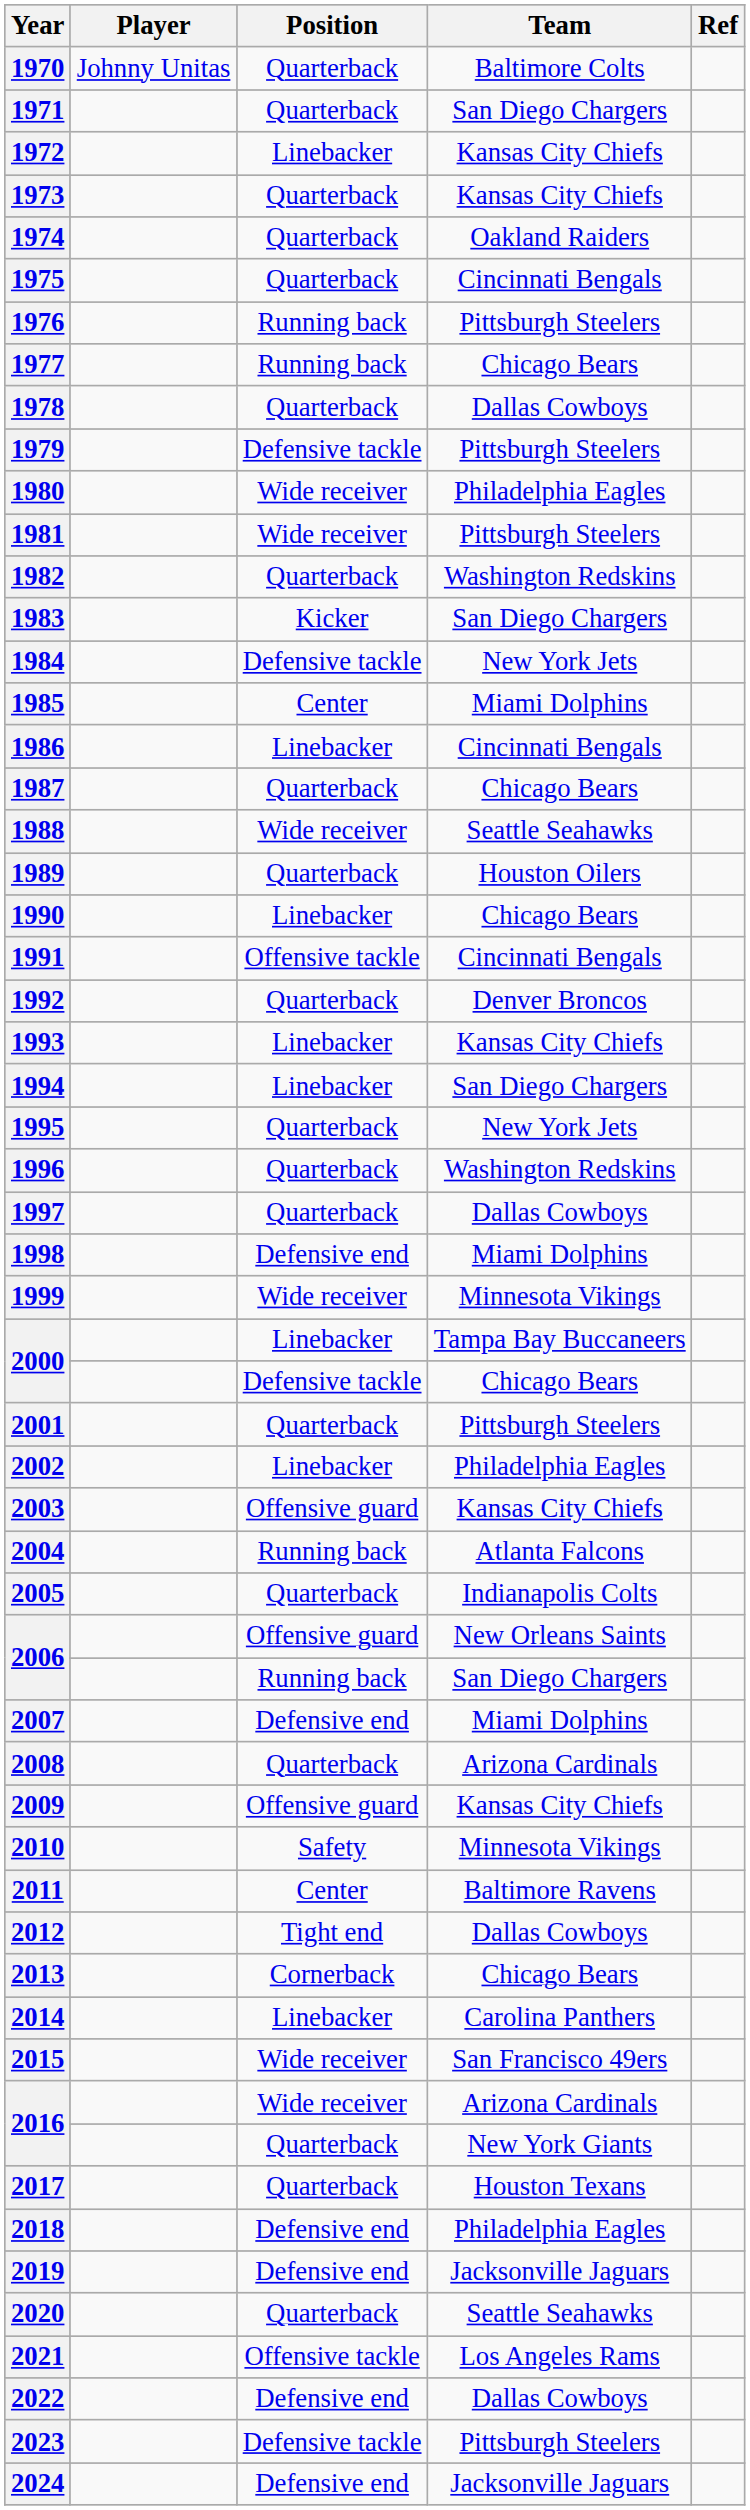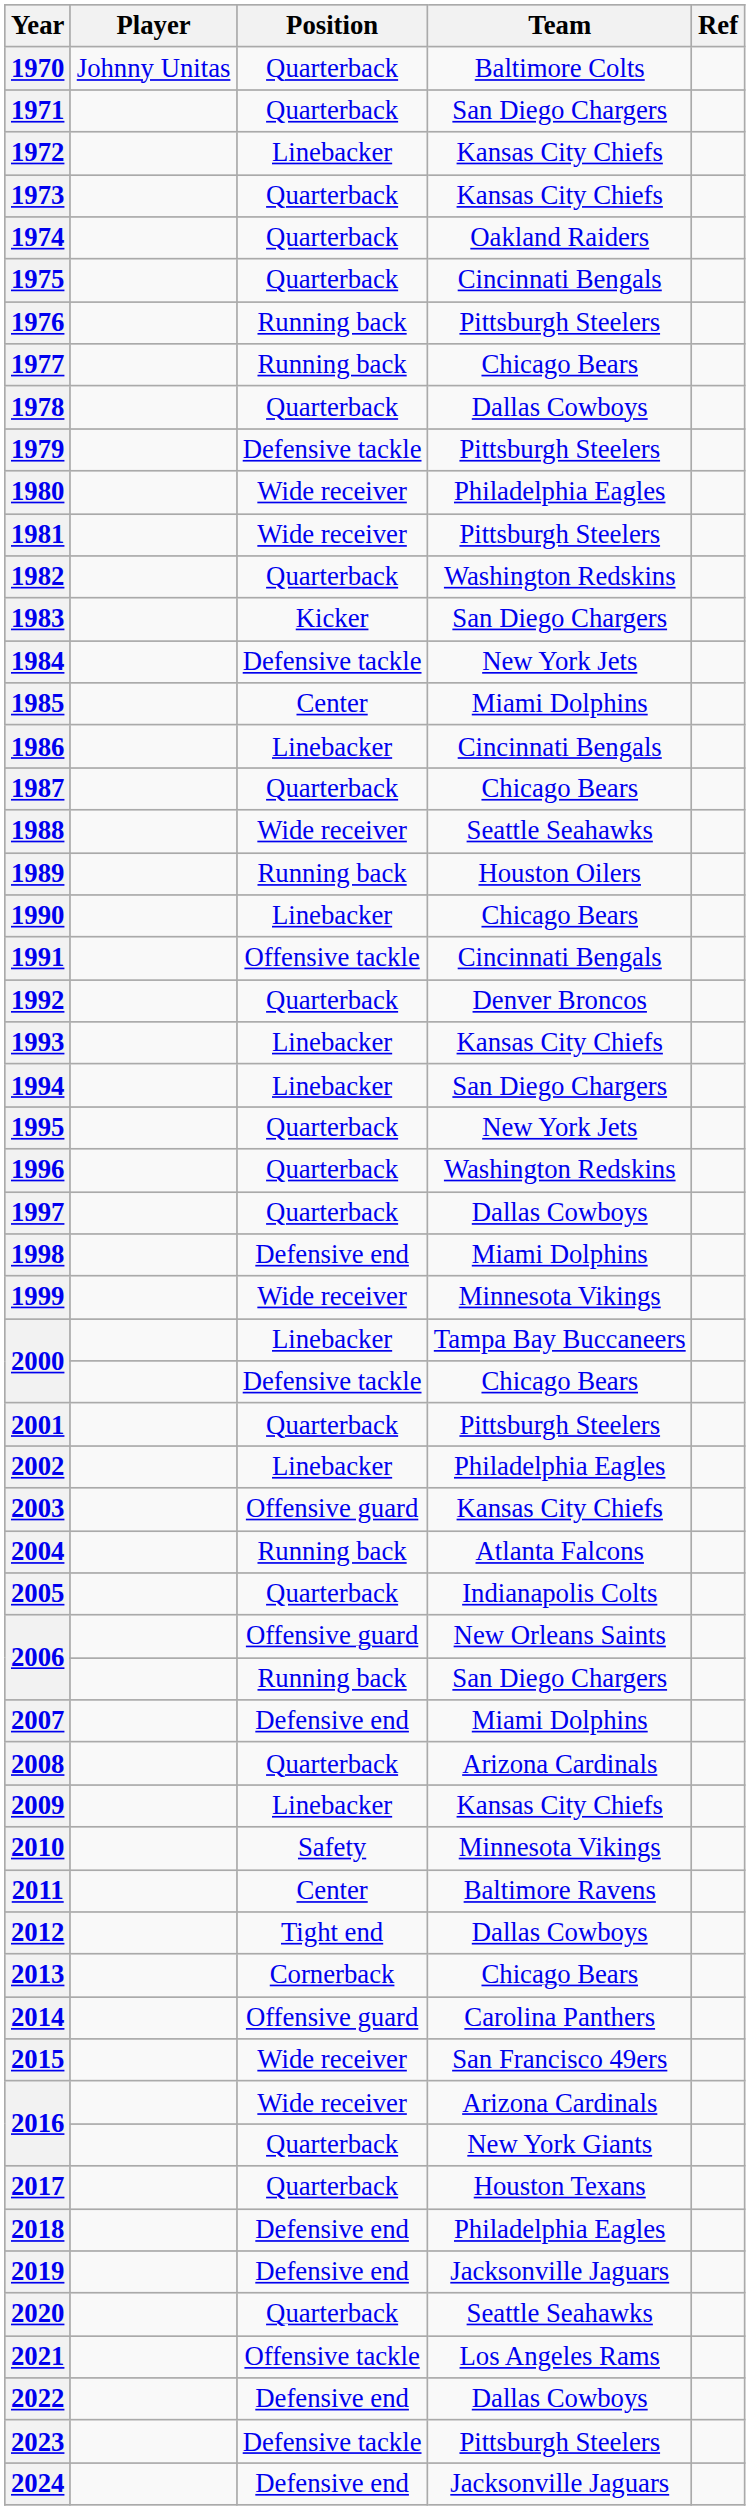(332, 873) Quarterback -> (332, 873) Running back
(332, 1805) Offensive guard -> (332, 1805) Linebacker
(332, 2017) Linebacker -> (332, 2017) Offensive guard
